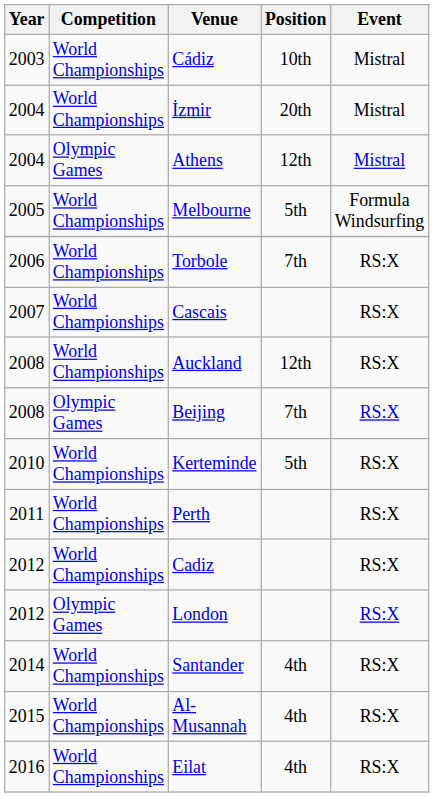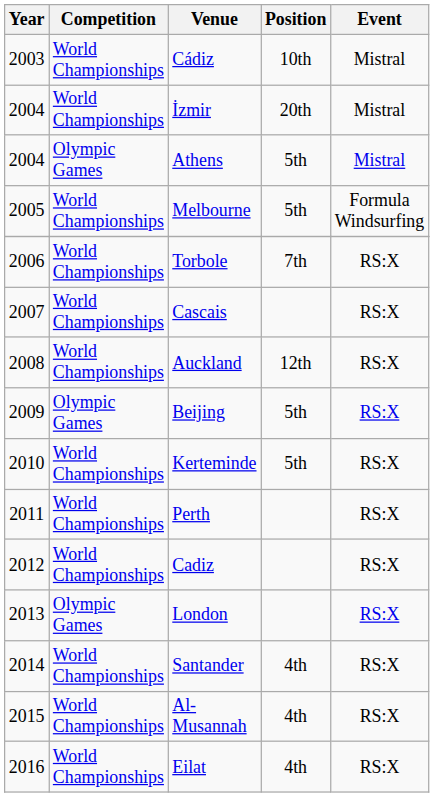(296, 160) 12th -> (296, 160) 5th
(27, 413) 2008 -> (27, 413) 2009
(296, 413) 7th -> (296, 413) 5th
(27, 615) 2012 -> (27, 615) 2013
